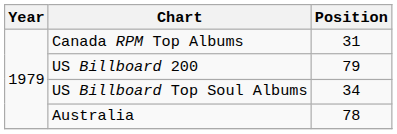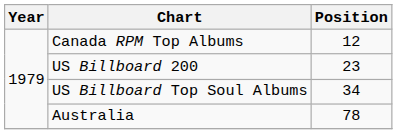(351, 42) 31 -> (351, 42) 12
(351, 67) 79 -> (351, 67) 23
